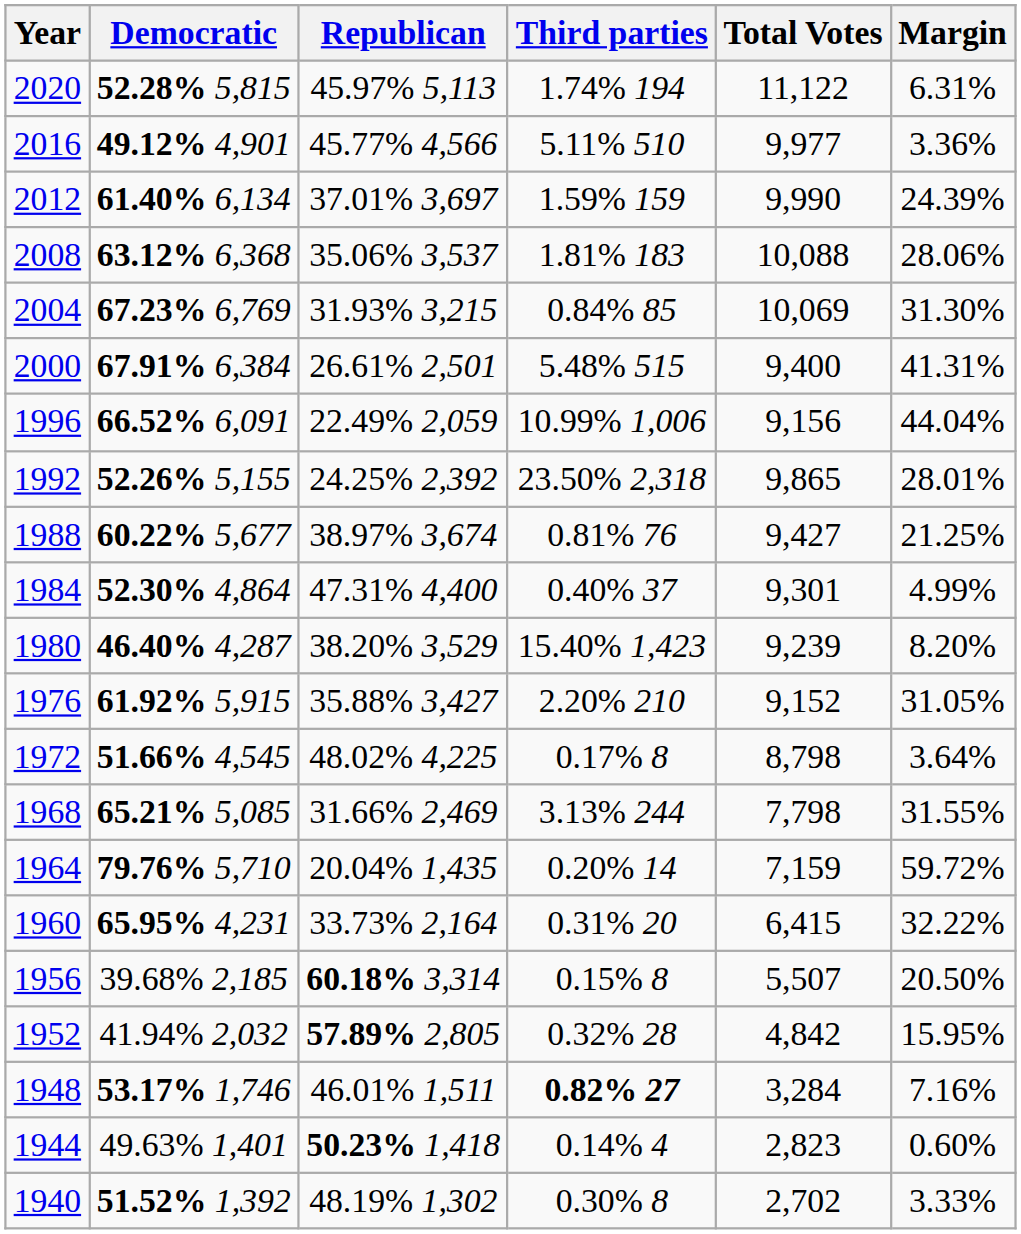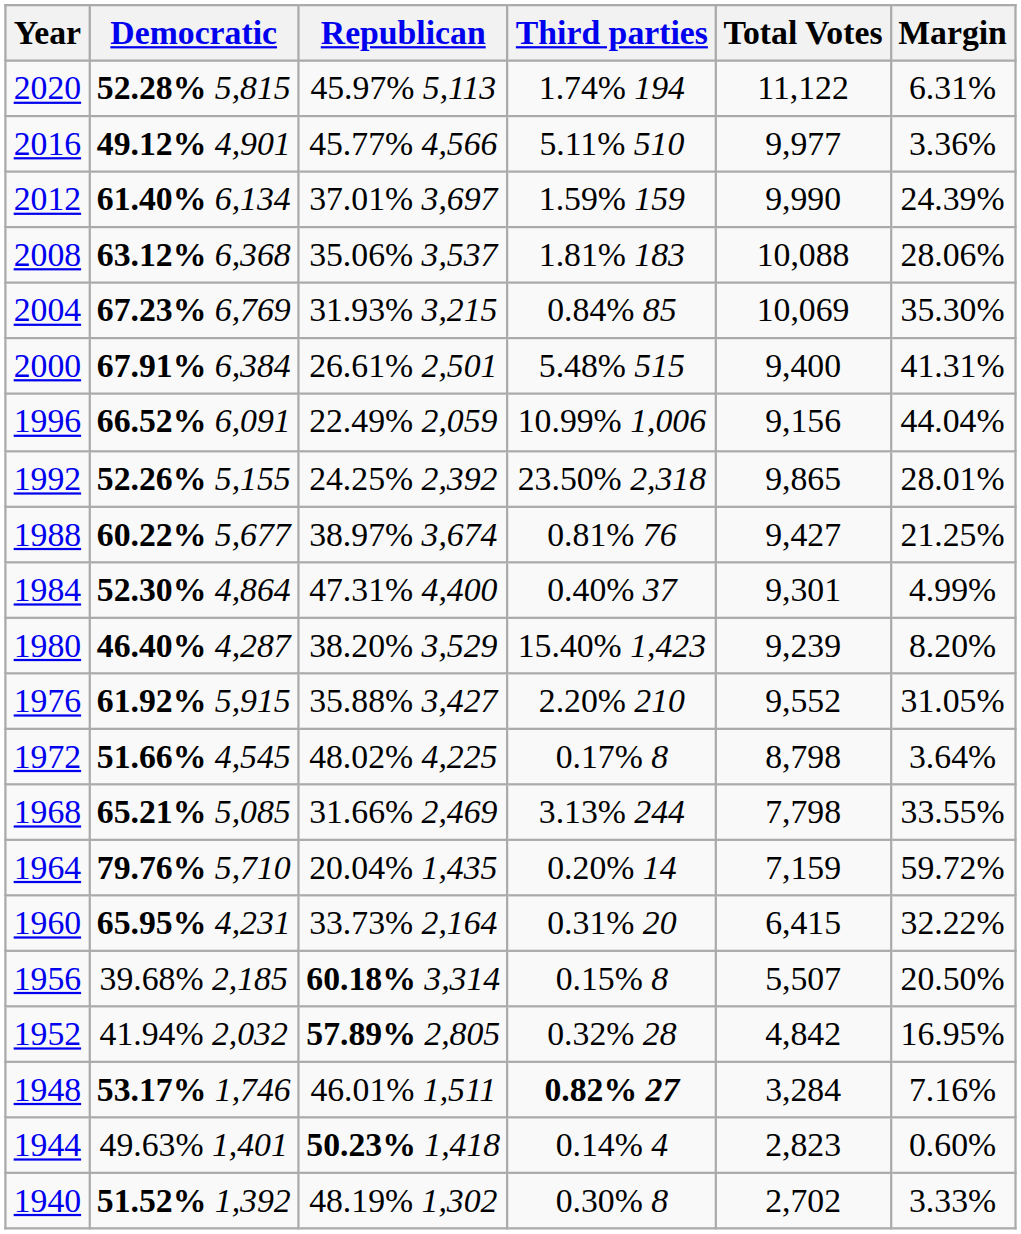(953, 310) 31.30% -> (953, 310) 35.30%
(803, 700) 9,152 -> (803, 700) 9,552
(953, 811) 31.55% -> (953, 811) 33.55%
(953, 1034) 15.95% -> (953, 1034) 16.95%
